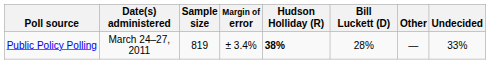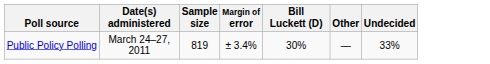- column: (296, 18)
(364, 45) 28% -> (296, 45) 30%
